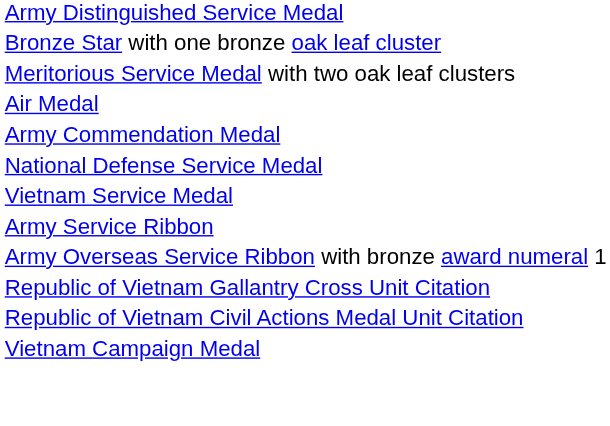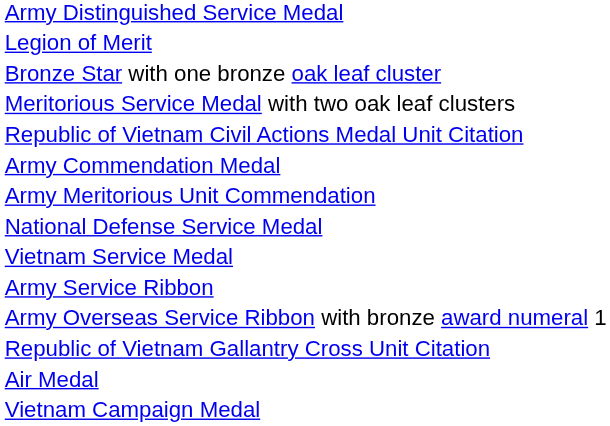+ row: (78, 43)
rows swapped: (52, 104) <-> (264, 318)
+ row: (190, 195)
